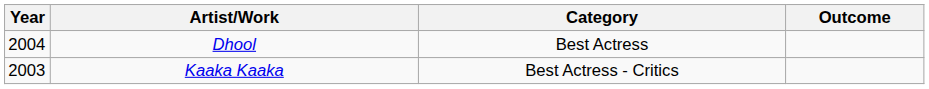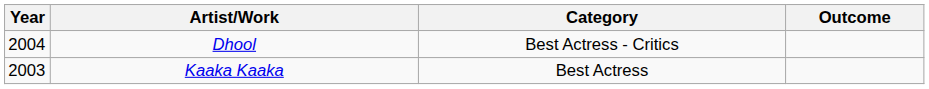(602, 44) Best Actress -> (602, 44) Best Actress - Critics
(602, 70) Best Actress - Critics -> (602, 70) Best Actress
